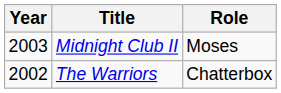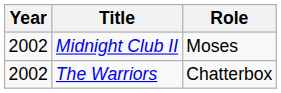(28, 46) 2003 -> (28, 46) 2002
